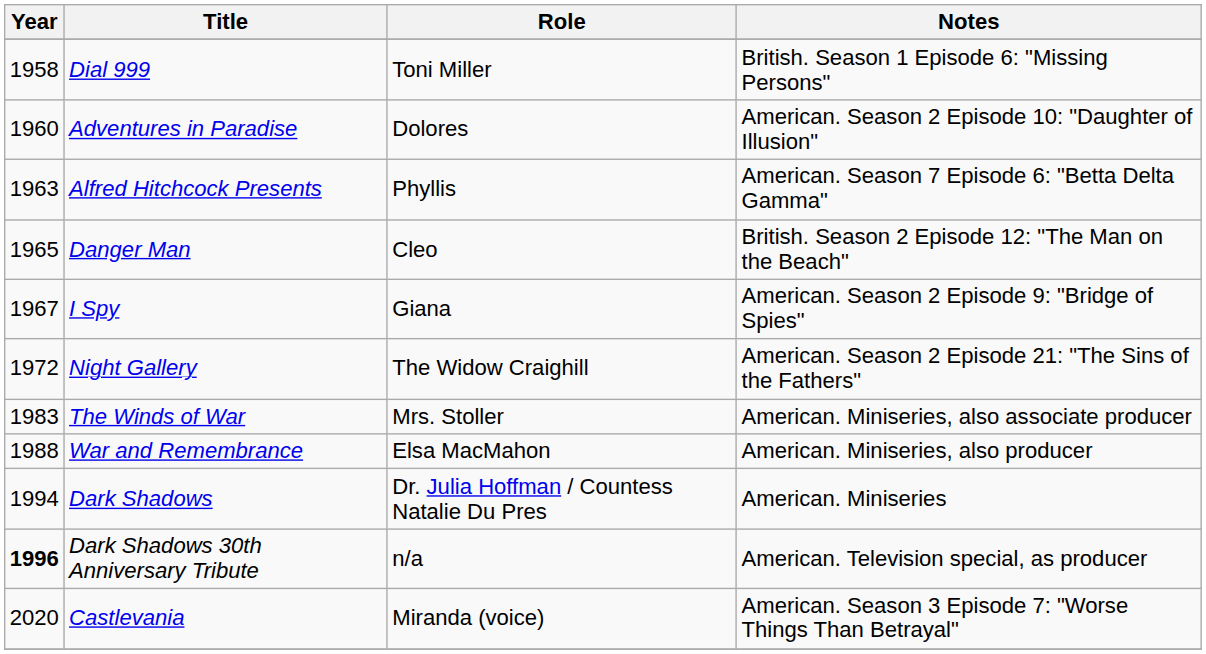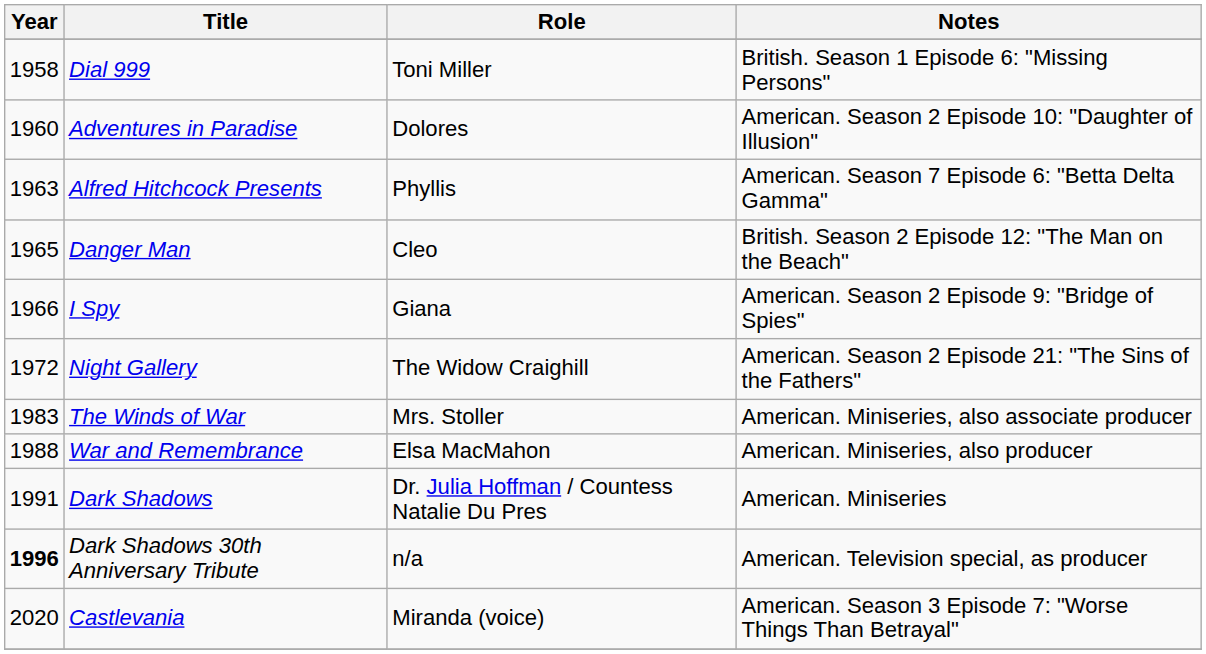(34, 308) 1967 -> (34, 308) 1966
(34, 498) 1994 -> (34, 498) 1991
